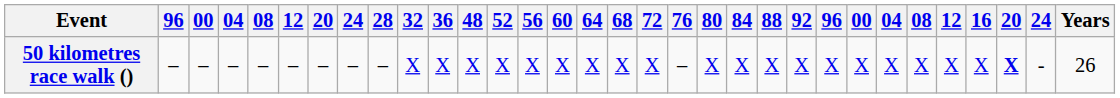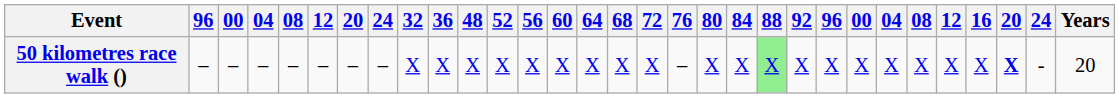- column: (383, 20)
(772, 64) no background -> (772, 64) lightgreen background
(1085, 64) 26 -> (1085, 64) 20
